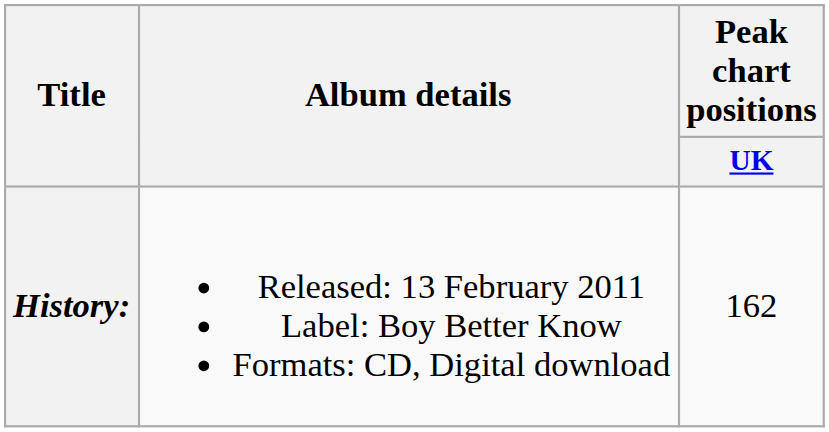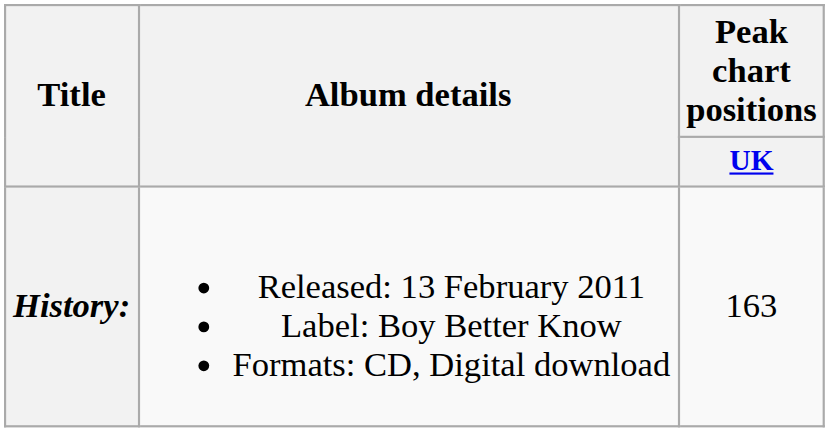(751, 305) 162 -> (751, 305) 163
